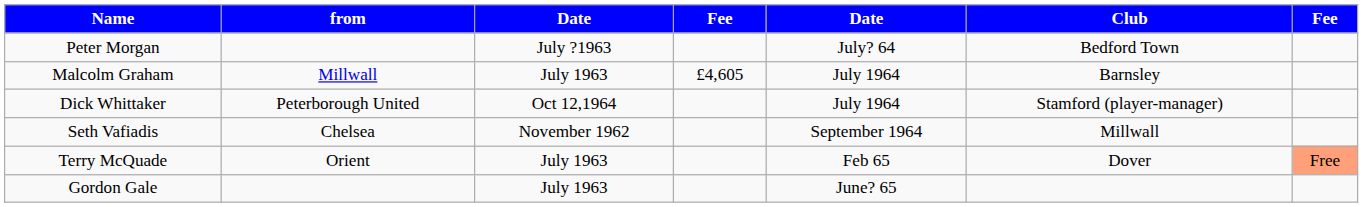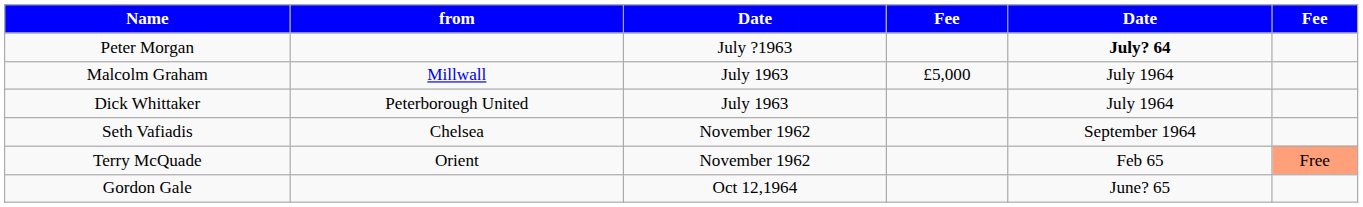- column: (1130, 19)
(866, 47) normal -> (1140, 47) bold
(720, 75) £4,605 -> (947, 75) £5,000
(574, 103) Oct 12,1964 -> (755, 103) July 1963
(574, 160) July 1963 -> (755, 160) November 1962
(574, 188) July 1963 -> (755, 188) Oct 12,1964
